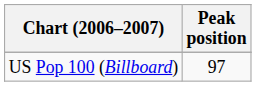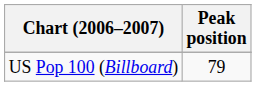(217, 66) 97 -> (217, 66) 79
